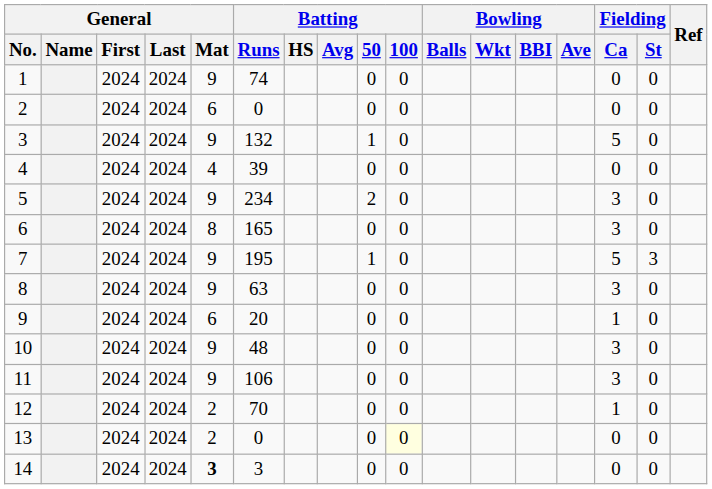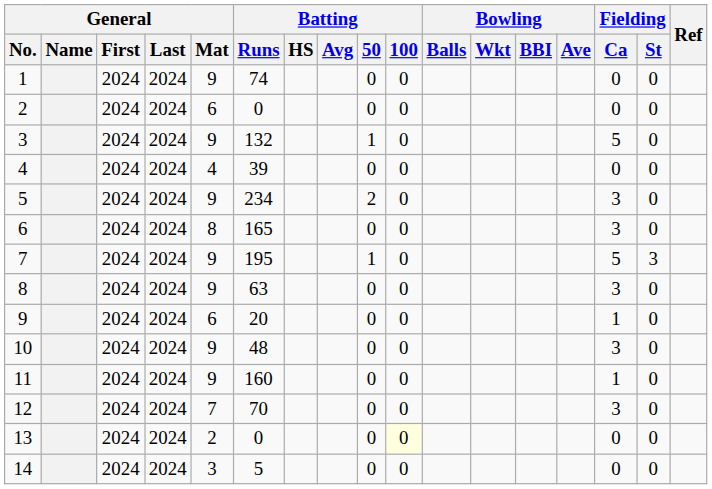(259, 378) 106 -> (259, 378) 160
(616, 378) 3 -> (616, 378) 1
(212, 408) 2 -> (212, 408) 7
(616, 408) 1 -> (616, 408) 3
(212, 468) bold -> (212, 468) normal
(259, 468) 3 -> (259, 468) 5
